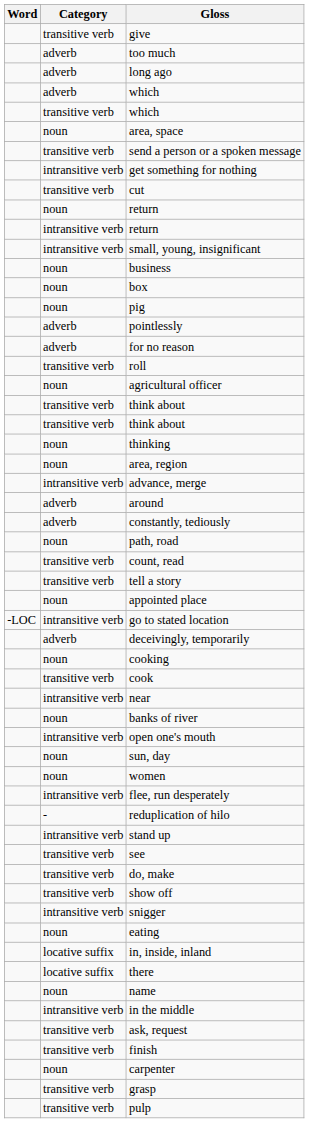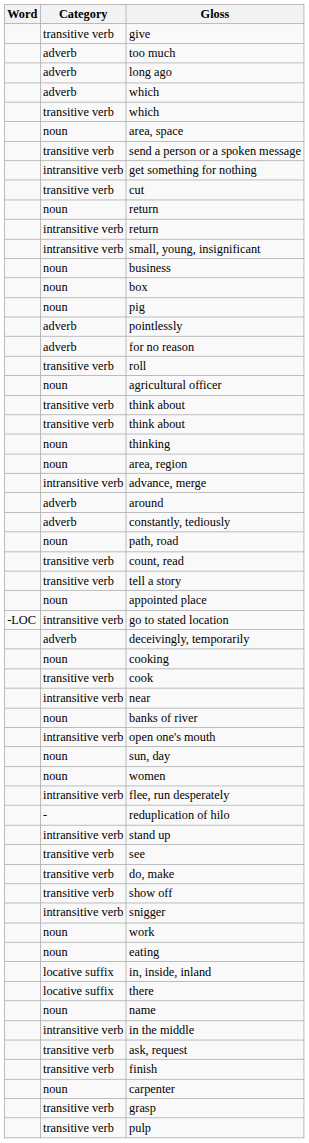+ row: (55, 932)
